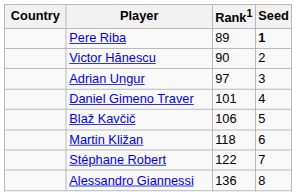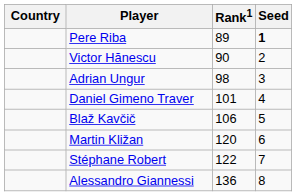(222, 79) 97 -> (222, 79) 98
(225, 139) 118 -> (226, 139) 120
